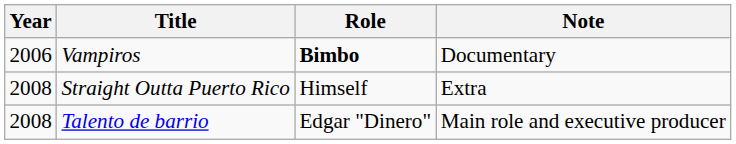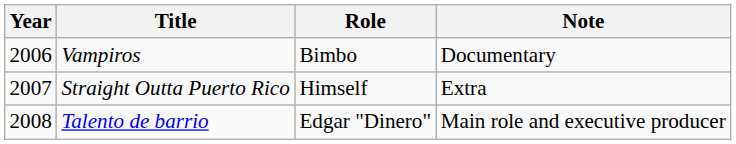(329, 54) bold -> (328, 54) normal
(31, 88) 2008 -> (31, 88) 2007
